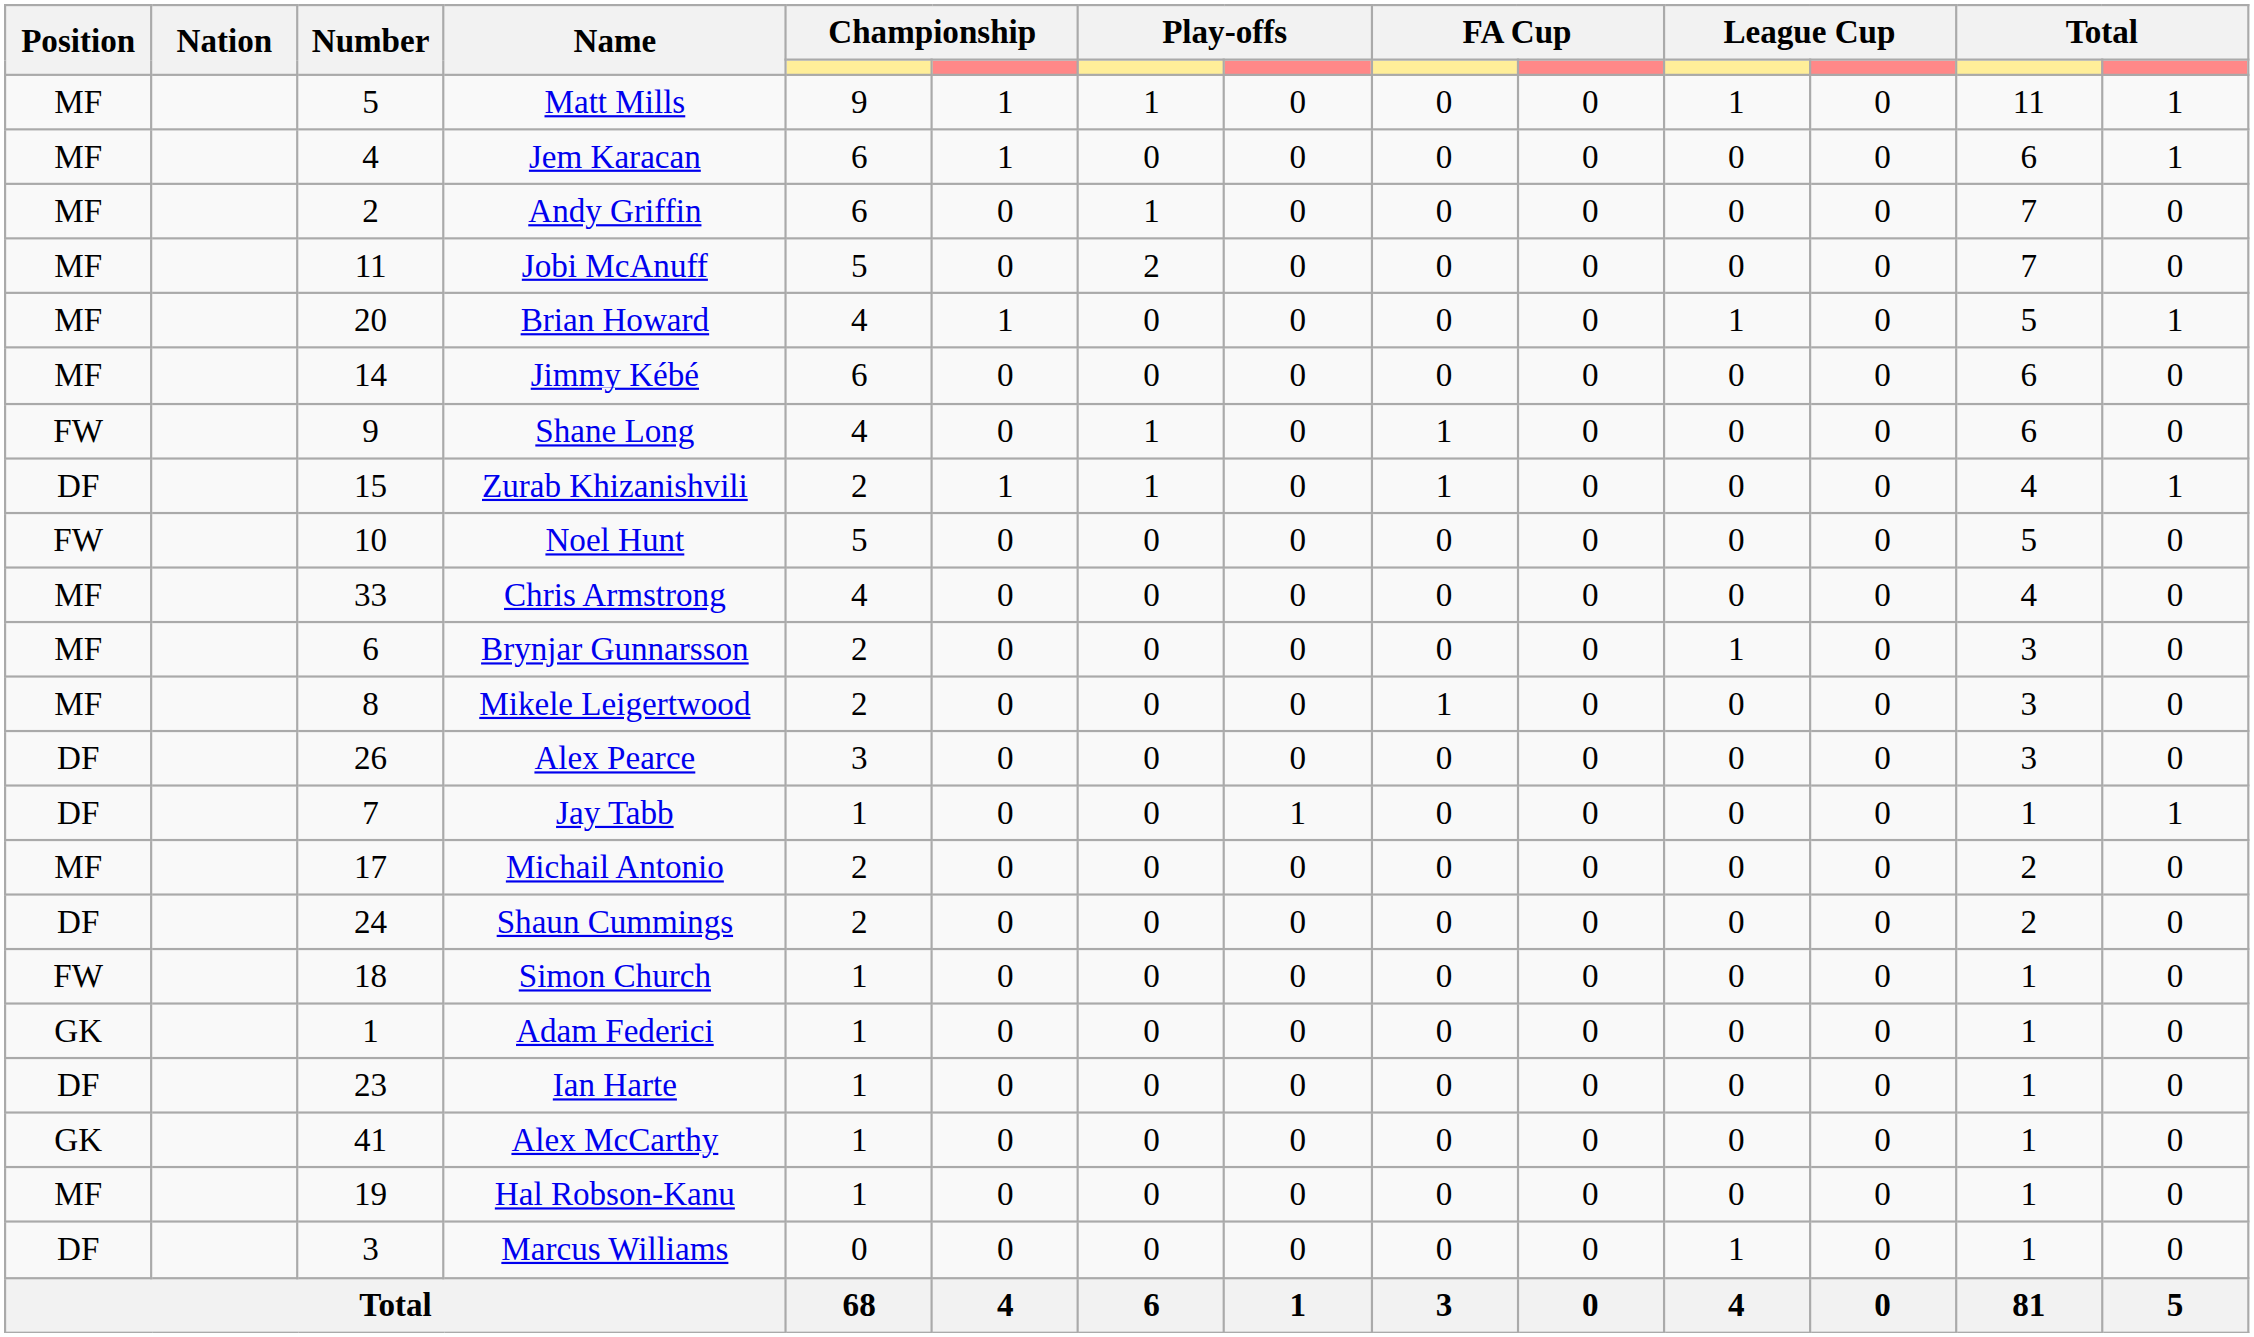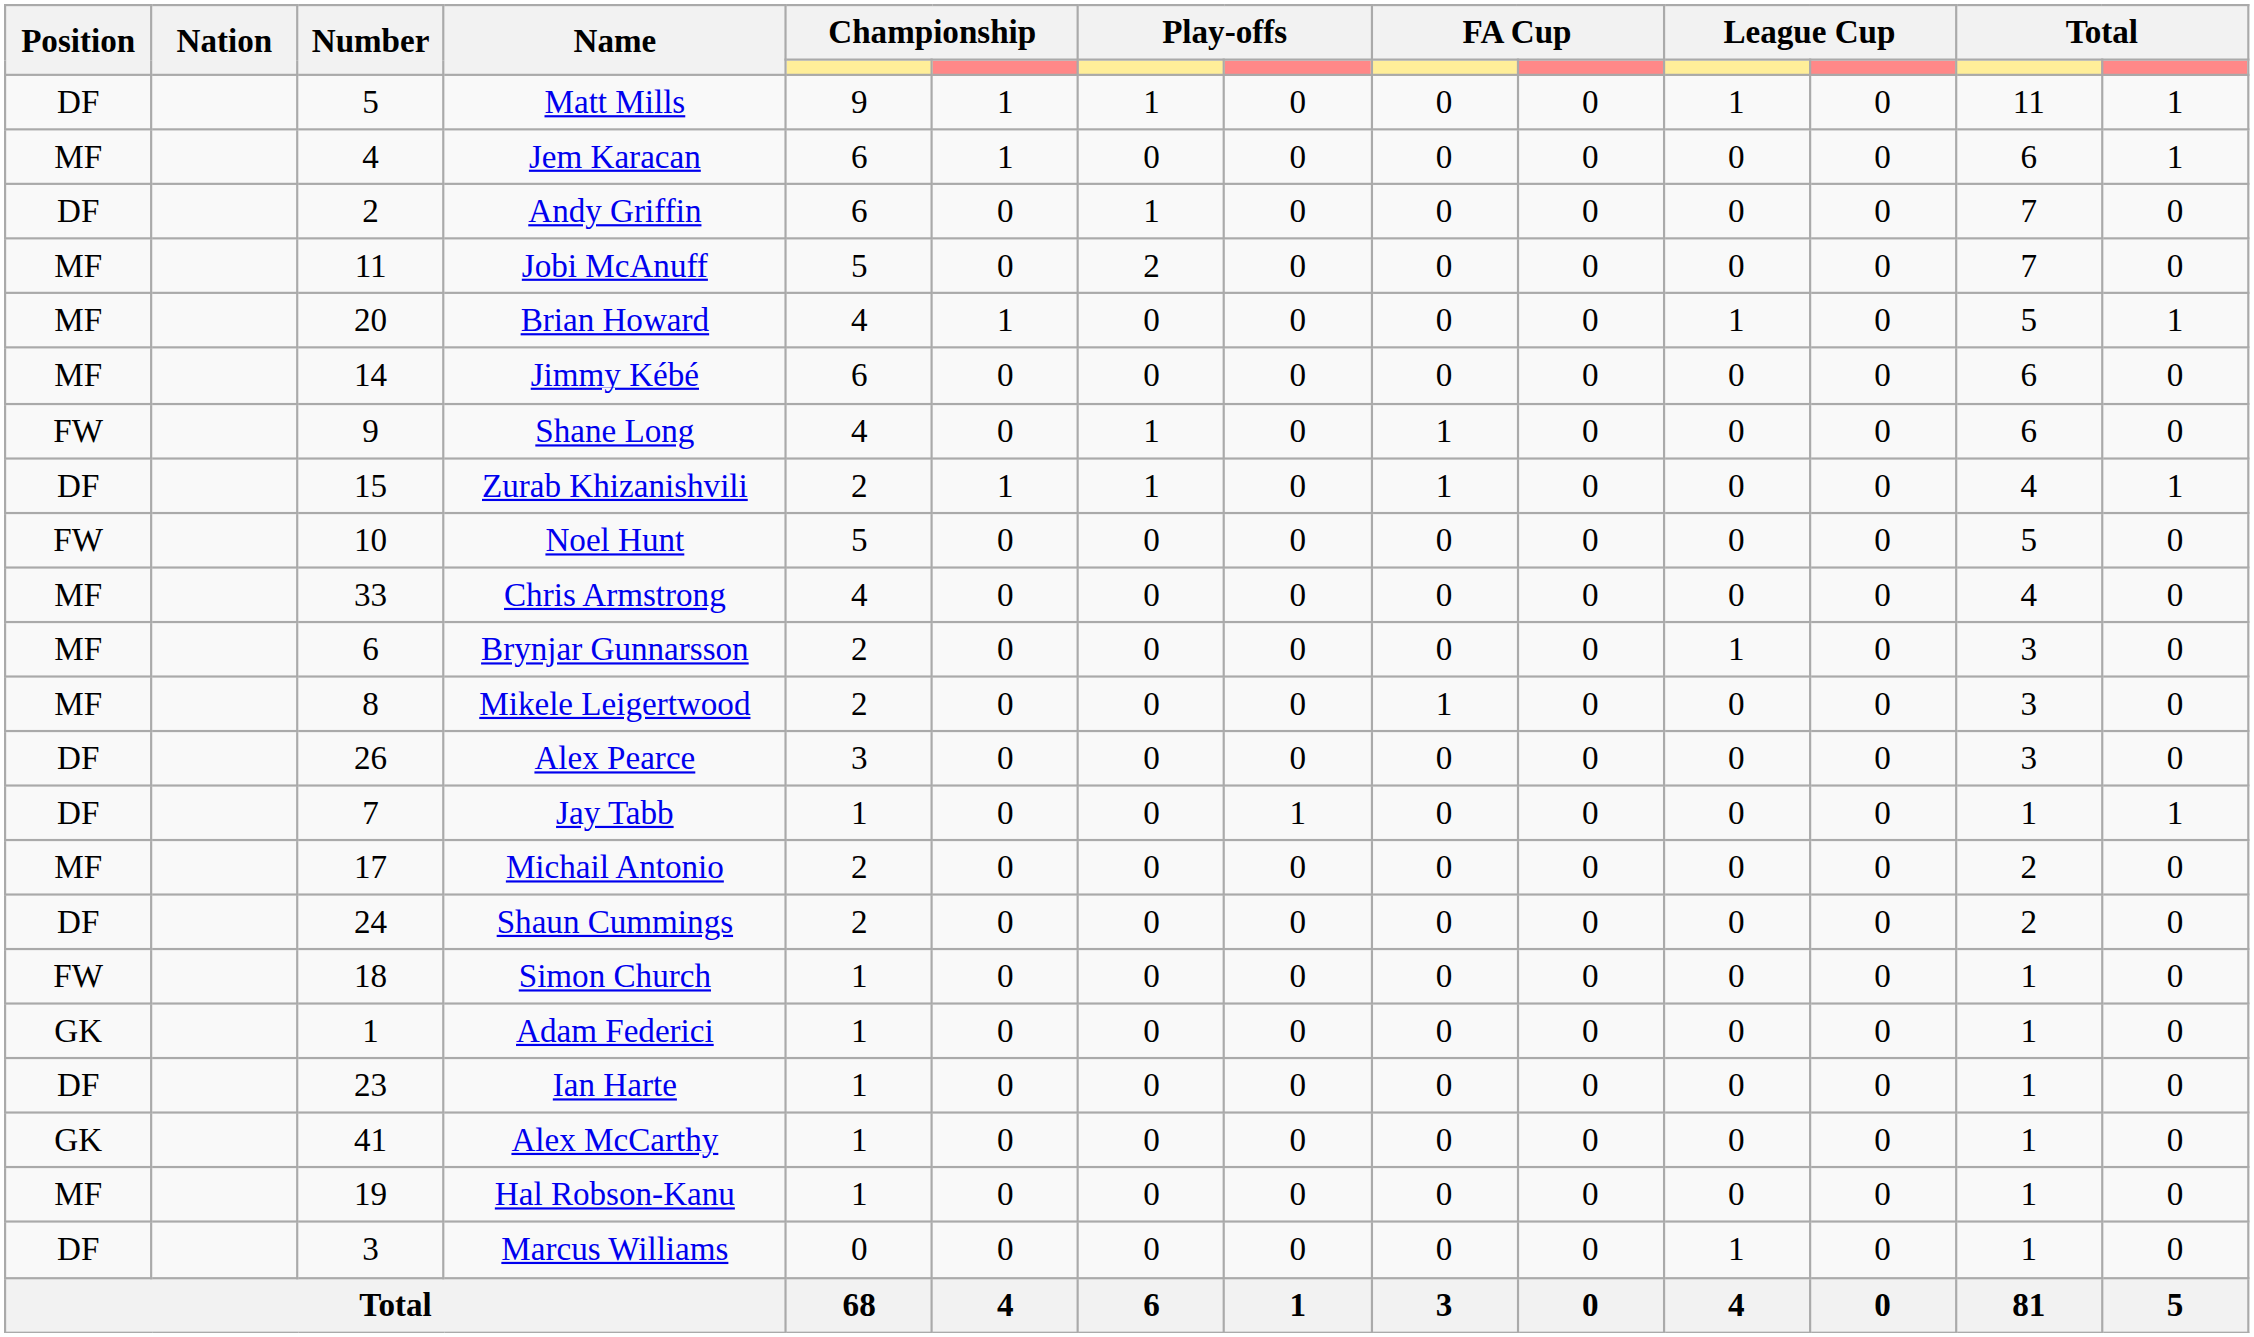(78, 102) MF -> (78, 102) DF
(78, 211) MF -> (78, 211) DF
